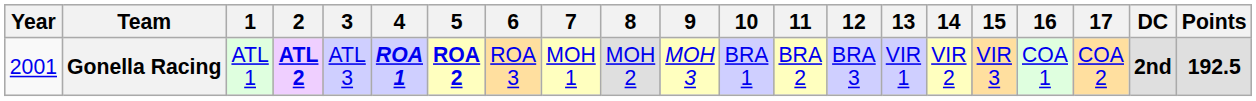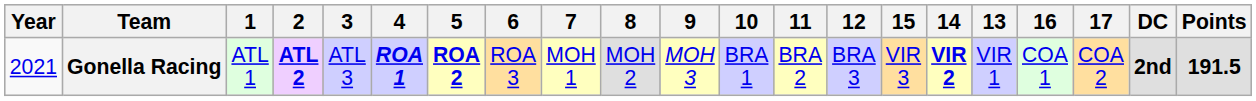columns swapped: (903, 21) <-> (994, 21)
(33, 66) 2001 -> (33, 66) 2021
(949, 66) normal -> (949, 66) bold
(1214, 66) 192.5 -> (1214, 66) 191.5
